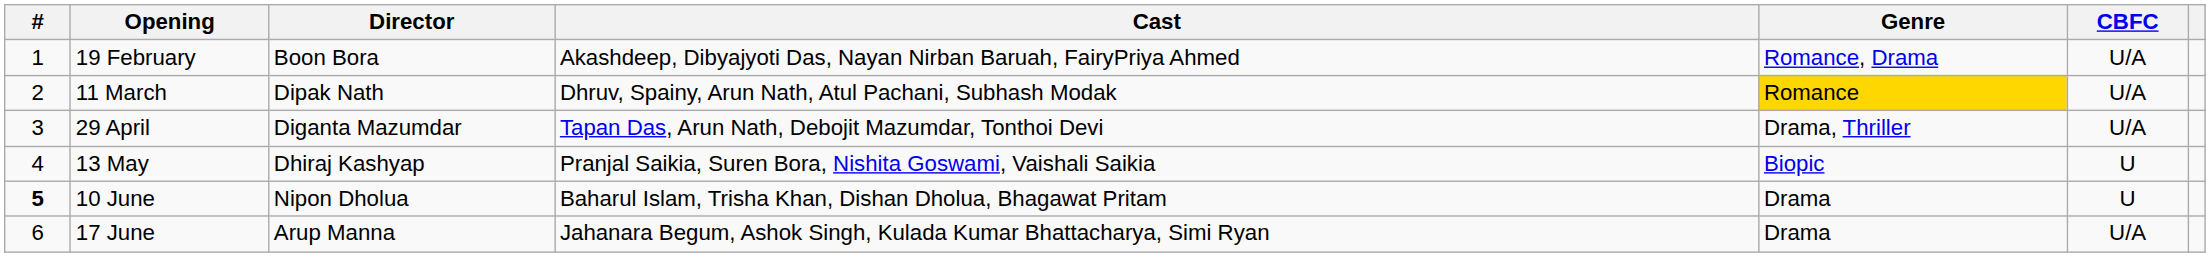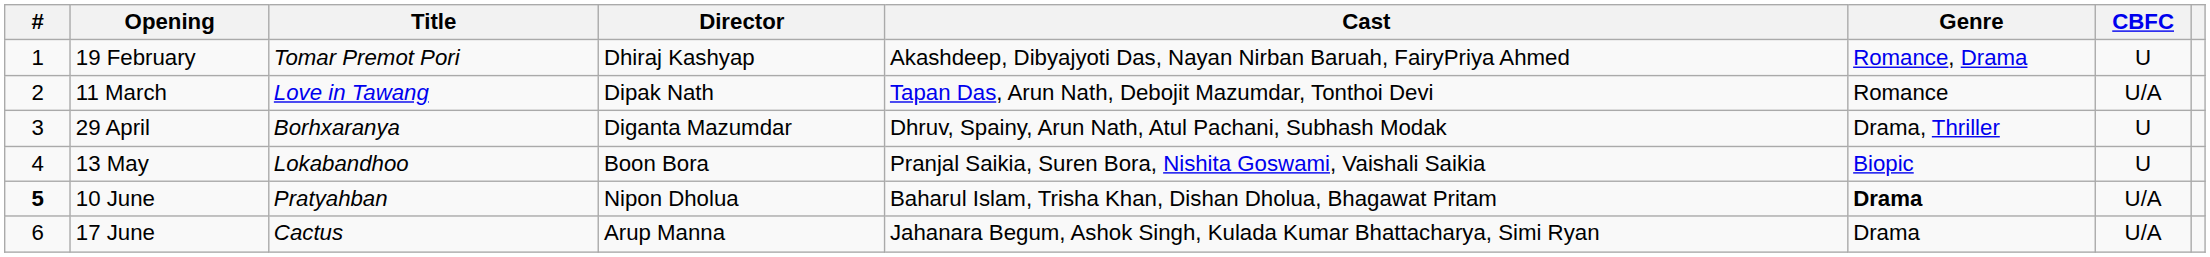+ column: (434, 22)
(326, 57) Boon Bora -> (679, 57) Dhiraj Kashyap
(2128, 57) U/A -> (2143, 57) U
(838, 92) Dhruv, Spainy, Arun Nath, Atul Pachani, Subhash Modak -> (1162, 92) Tapan Das, Arun Nath, Debojit Mazumdar, Tonthoi Devi
(1812, 92) gold background -> (1901, 92) no background
(832, 127) Tapan Das, Arun Nath, Debojit Mazumdar, Tonthoi Devi -> (1168, 127) Dhruv, Spainy, Arun Nath, Atul Pachani, Subhash Modak
(2128, 127) U/A -> (2143, 127) U
(349, 163) Dhiraj Kashyap -> (656, 163) Boon Bora
(1797, 198) normal -> (1888, 198) bold
(2128, 198) U -> (2143, 198) U/A
